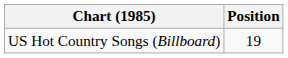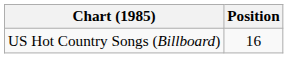(253, 40) 19 -> (253, 40) 16
